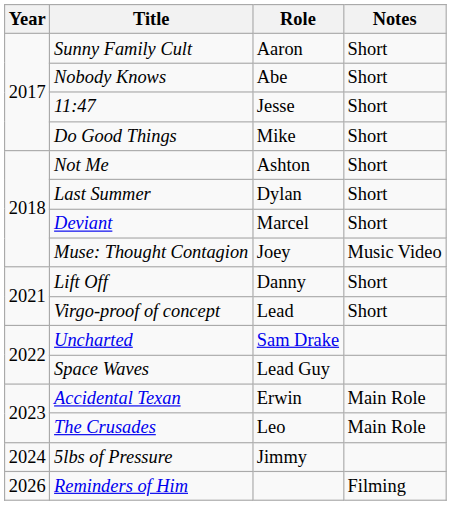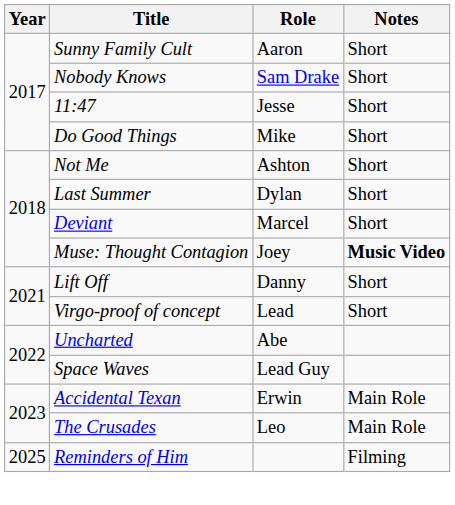(272, 77) Abe -> (298, 77) Sam Drake
(395, 252) normal -> (396, 252) bold
(298, 340) Sam Drake -> (272, 340) Abe
- row: (113, 456)
(27, 485) 2026 -> (27, 456) 2025
